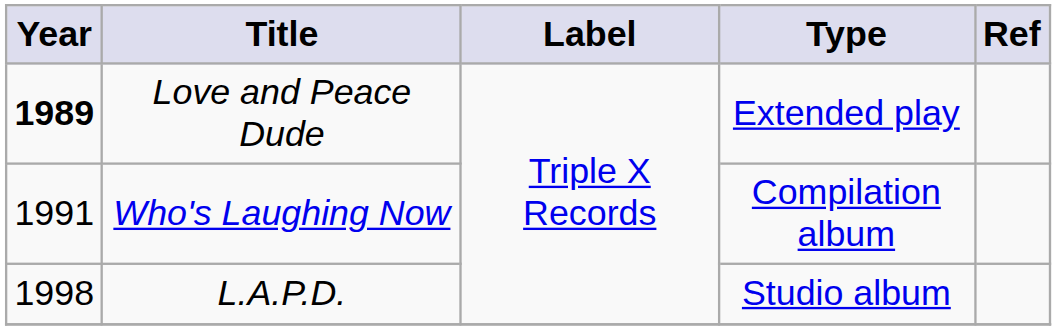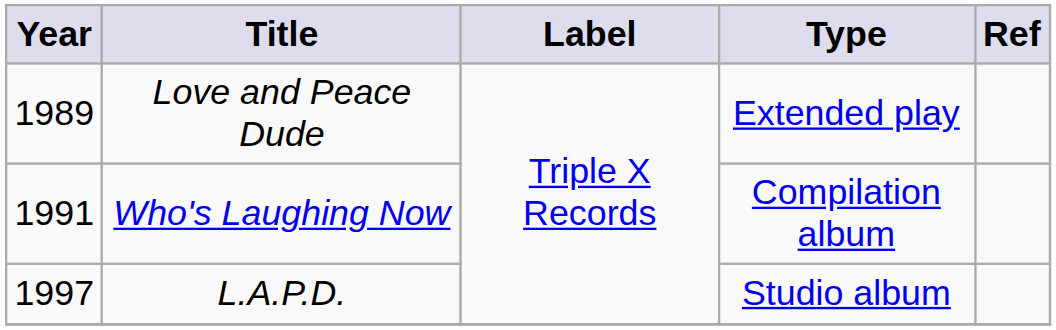(54, 113) bold -> (54, 113) normal
(54, 293) 1998 -> (54, 293) 1997
